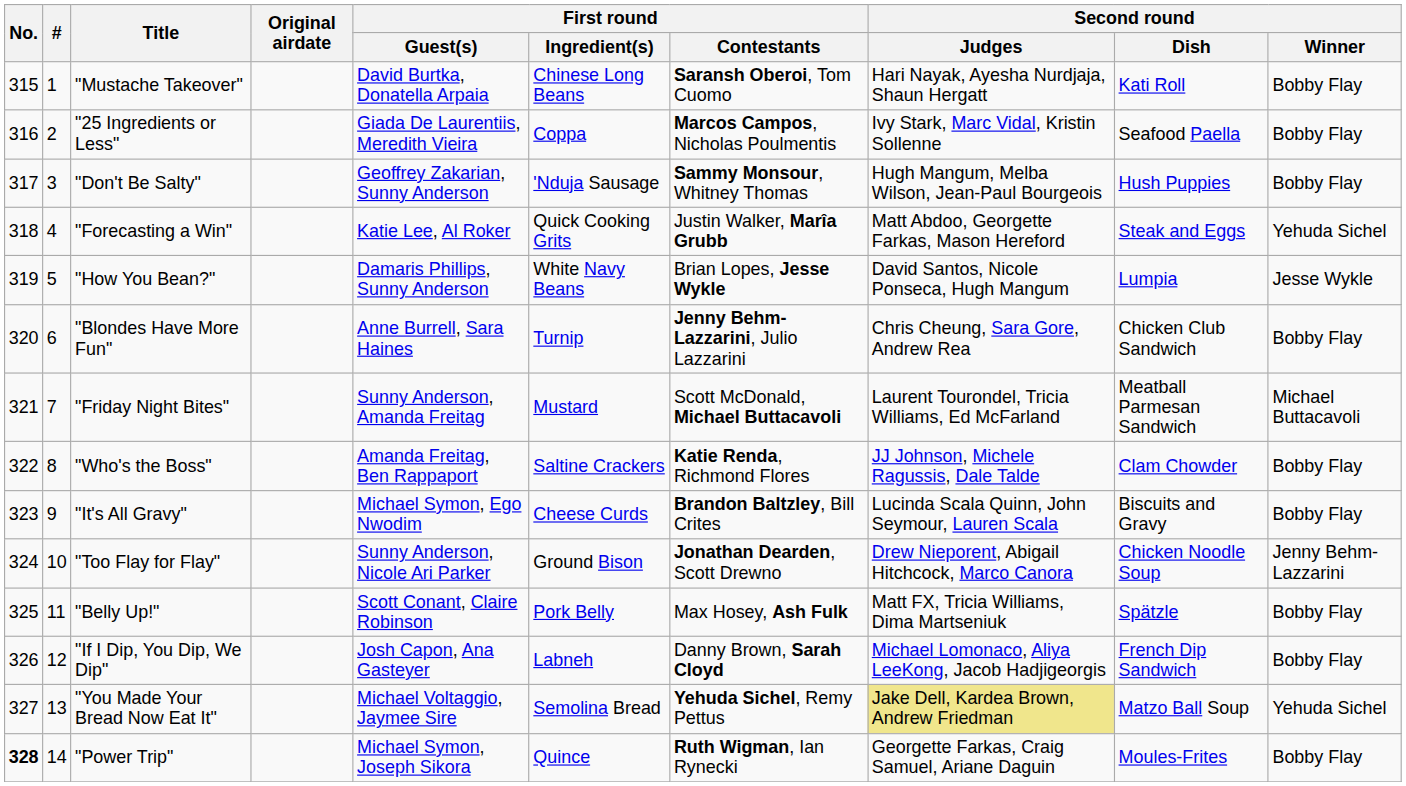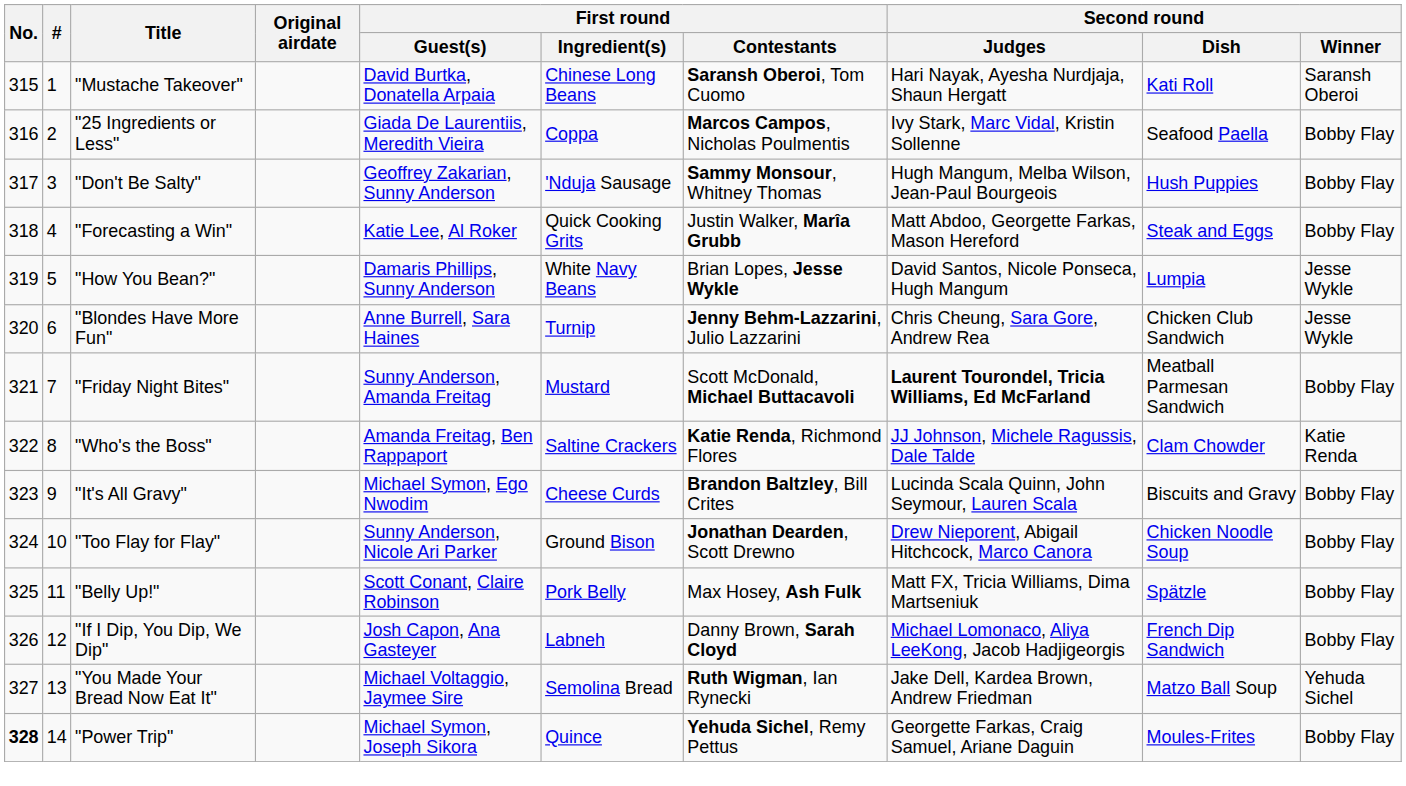(1317, 85) Bobby Flay -> (1338, 85) Saransh Oberoi
(1329, 231) Yehuda Sichel -> (1349, 231) Bobby Flay
(1317, 338) Bobby Flay -> (1329, 328) Jesse Wykle
(970, 407) normal -> (998, 387) bold
(1316, 407) Michael Buttacavoli -> (1349, 387) Bobby Flay
(1317, 466) Bobby Flay -> (1331, 445) Katie Renda
(1325, 563) Jenny Behm-Lazzarini -> (1349, 543) Bobby Flay
(763, 708) Yehuda Sichel, Remy Pettus -> (762, 688) Ruth Wigman, Ian Rynecki
(973, 708) khaki background -> (992, 688) no background
(749, 757) Ruth Wigman, Ian Rynecki -> (776, 737) Yehuda Sichel, Remy Pettus
